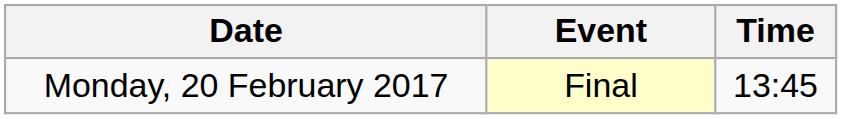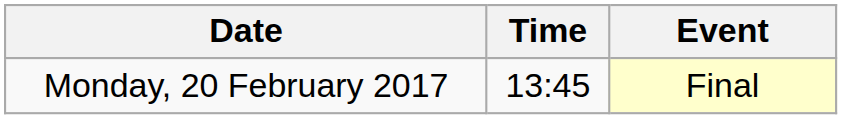columns swapped: (776, 31) <-> (601, 31)
